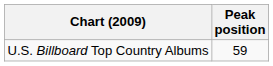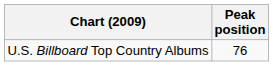(240, 50) 59 -> (240, 50) 76
